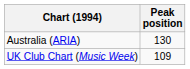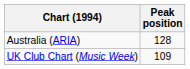(163, 40) 130 -> (163, 40) 128
